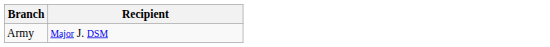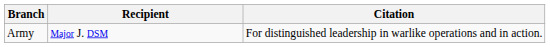+ column: (394, 14)
